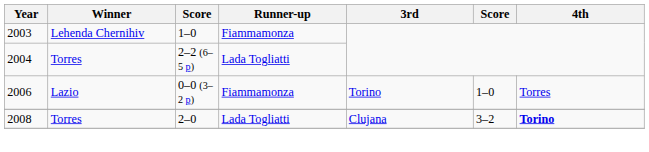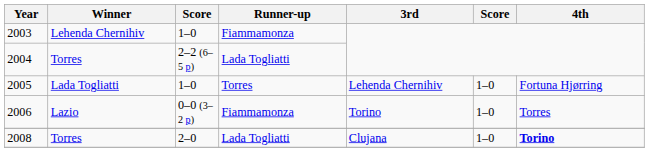+ row: (19, 85)
(485, 118) 3–2 -> (485, 137) 1–0
